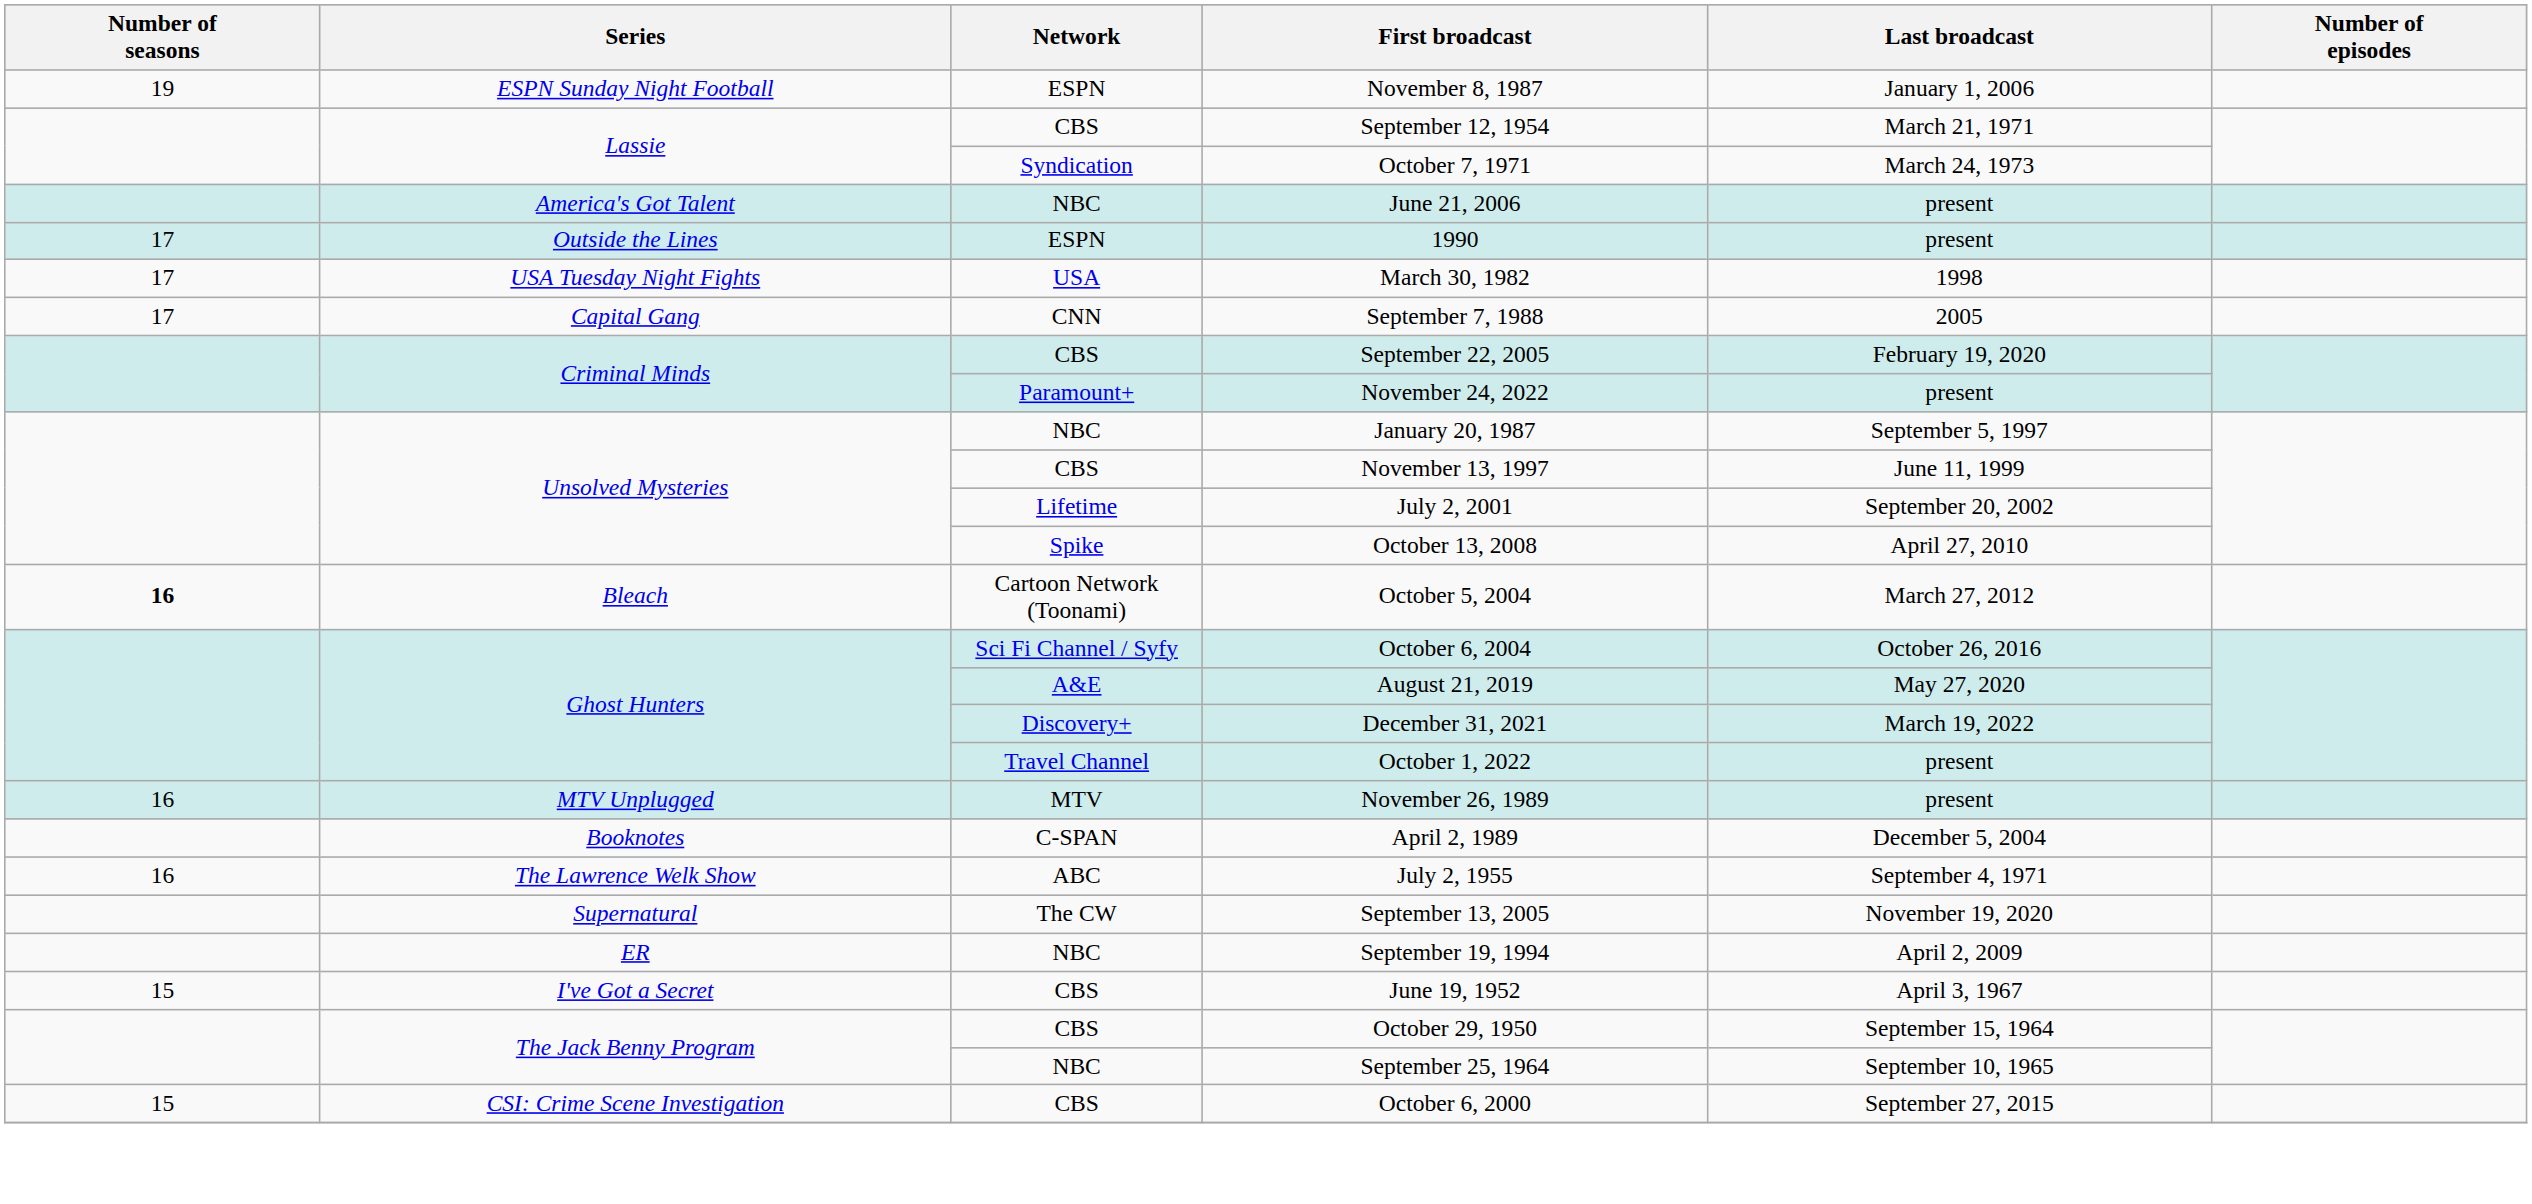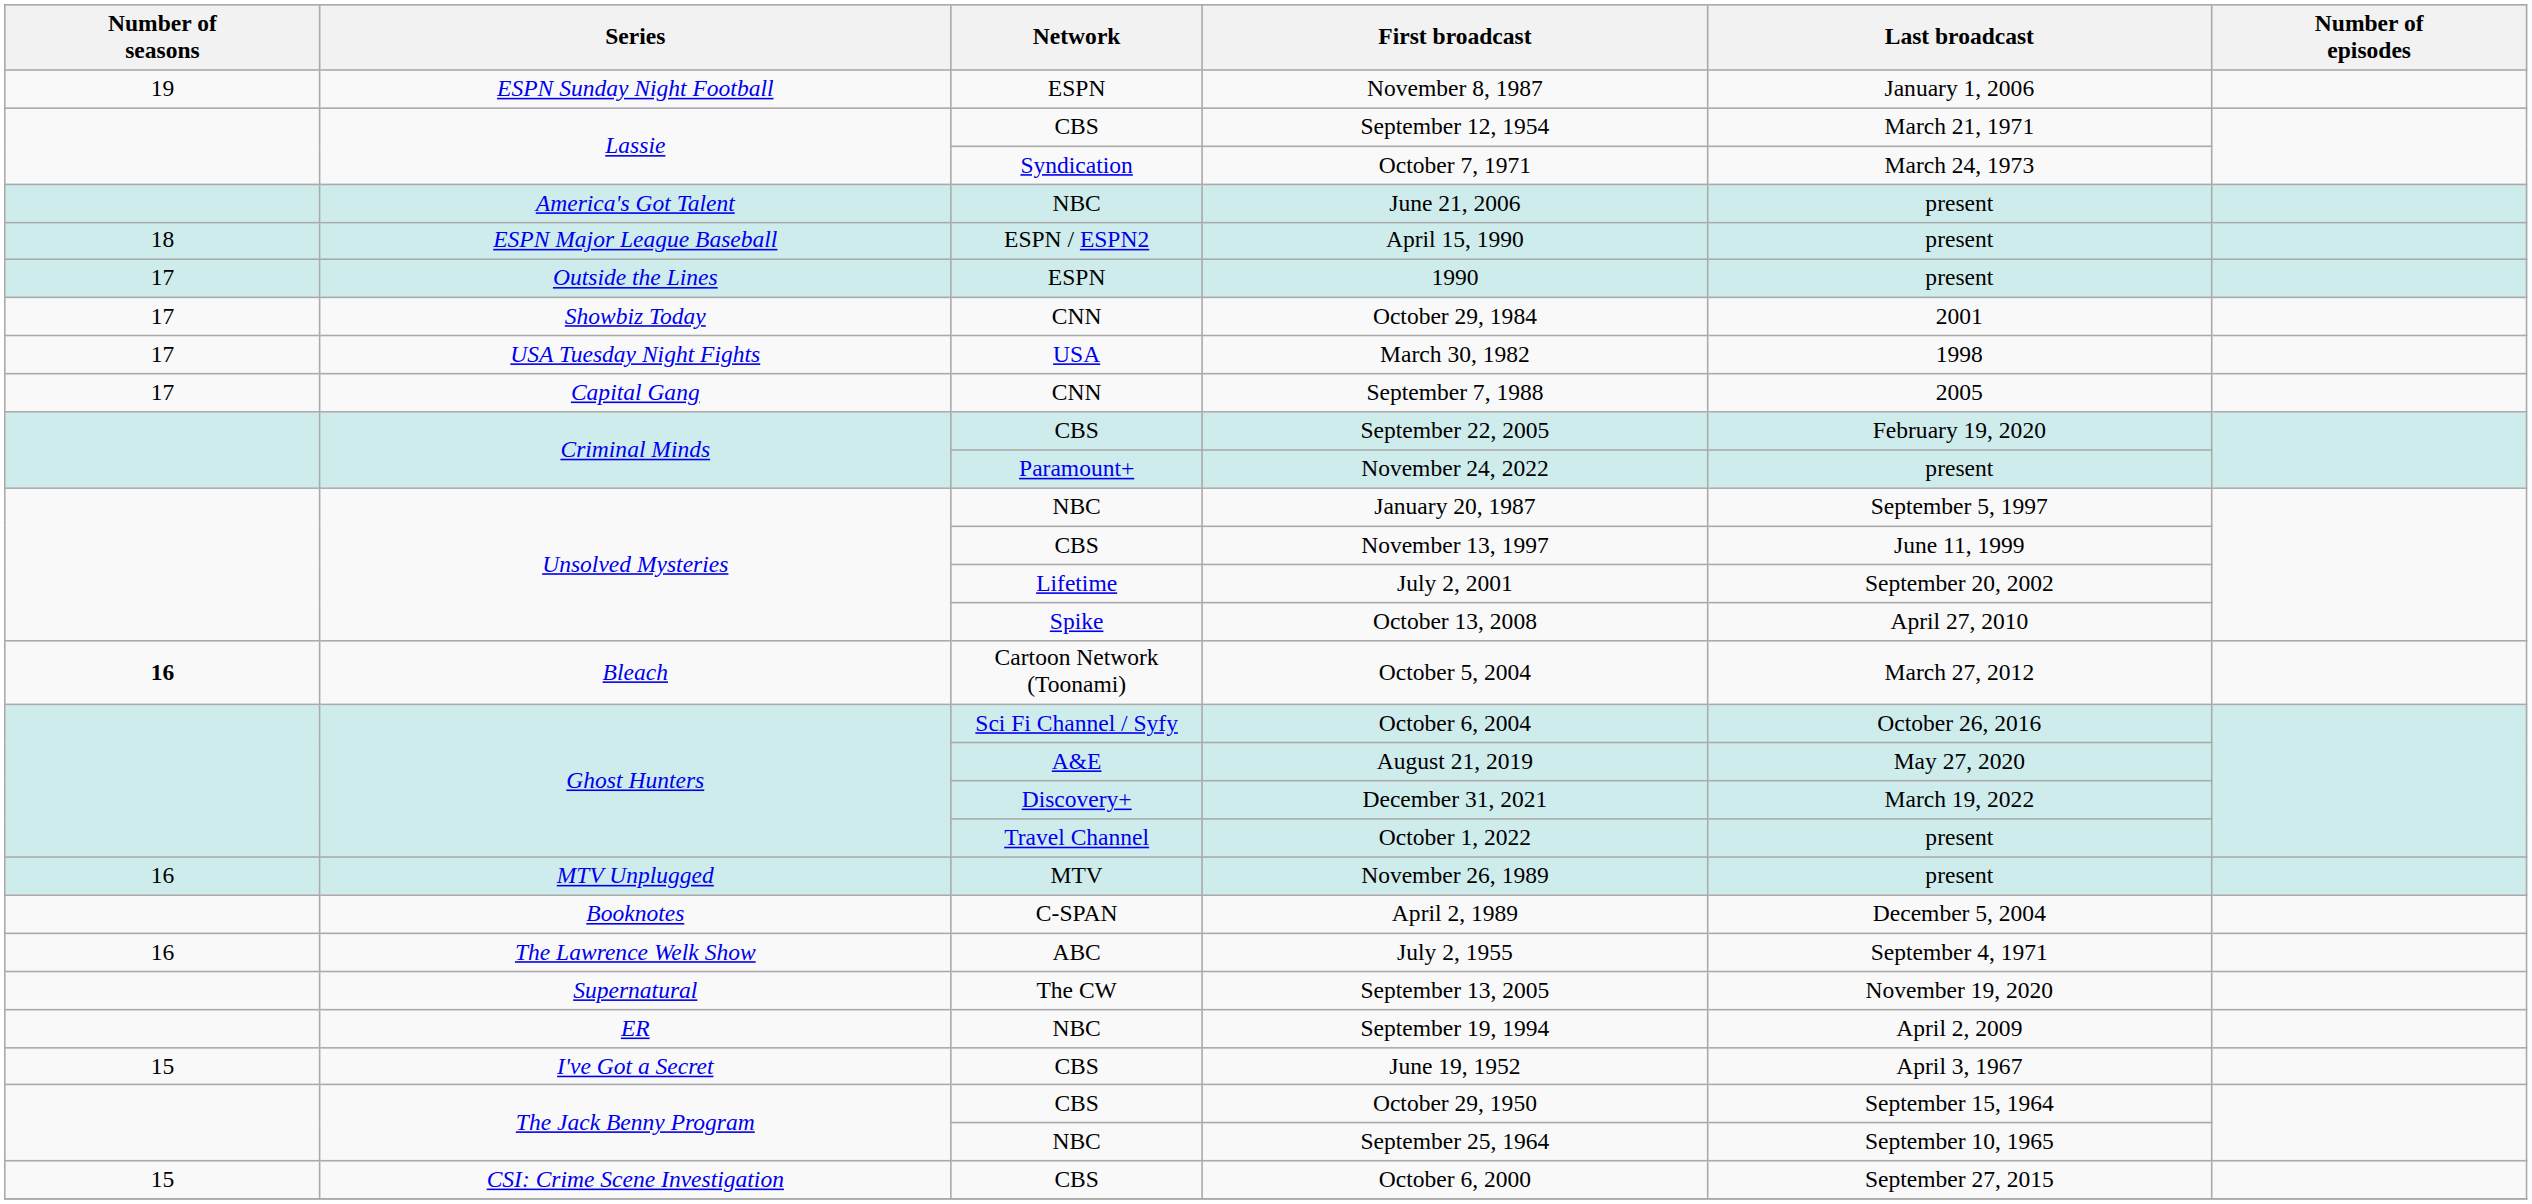+ row: (1455, 240)
+ row: (1455, 316)
